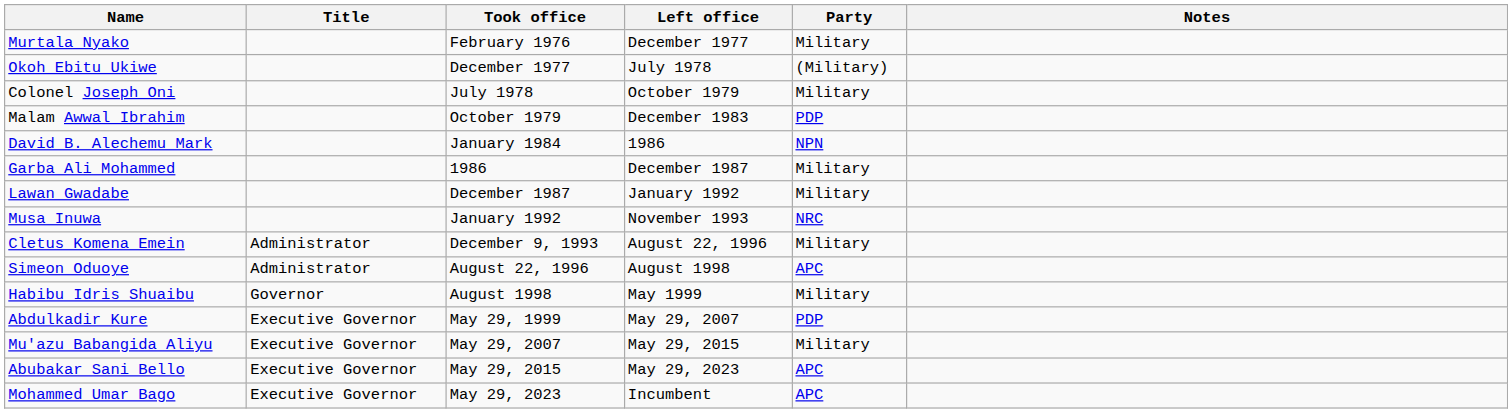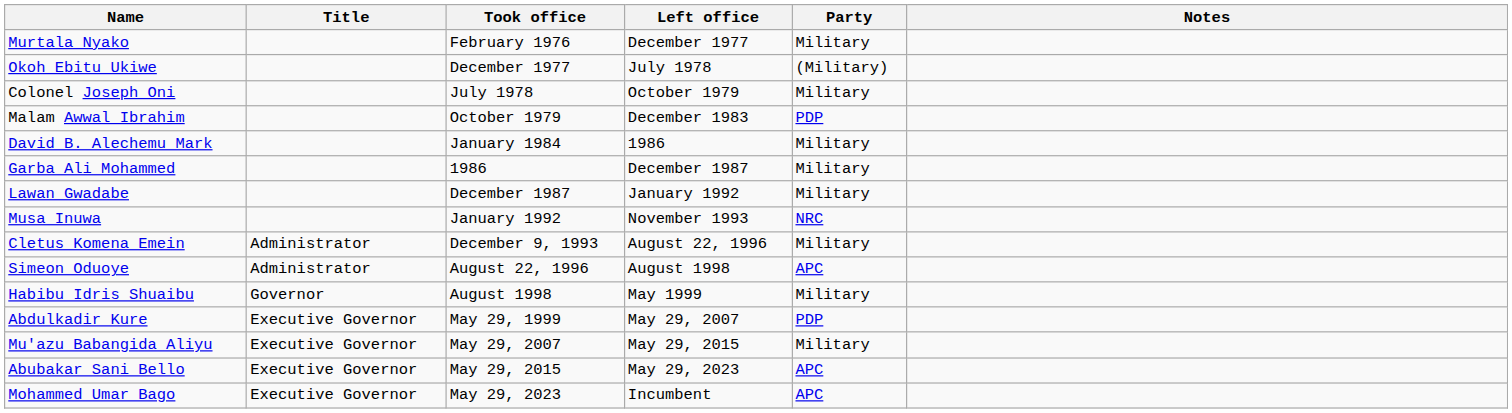(809, 143) NPN -> (833, 143) Military
